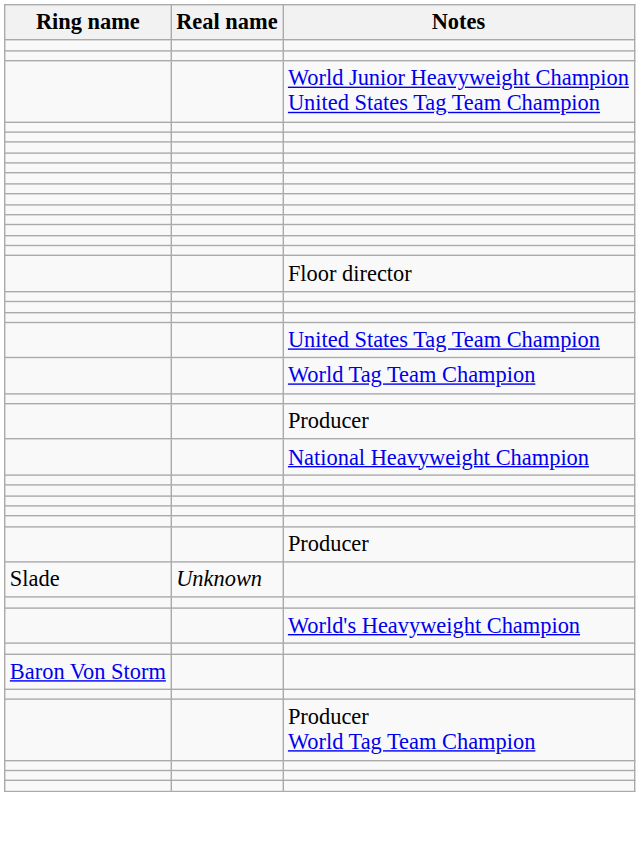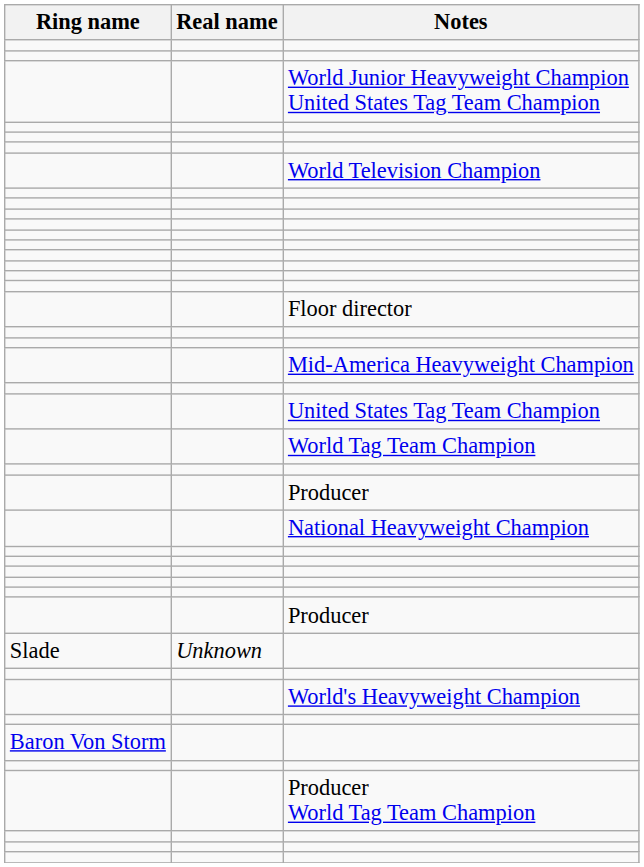+ row: (88, 170)
+ row: (88, 365)
